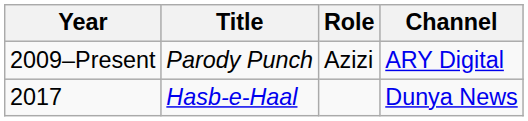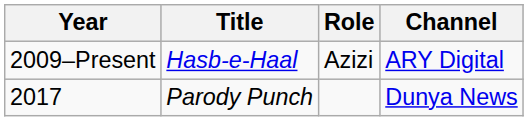(240, 60) Parody Punch -> (232, 60) Hasb-e-Haal
(232, 97) Hasb-e-Haal -> (240, 97) Parody Punch
